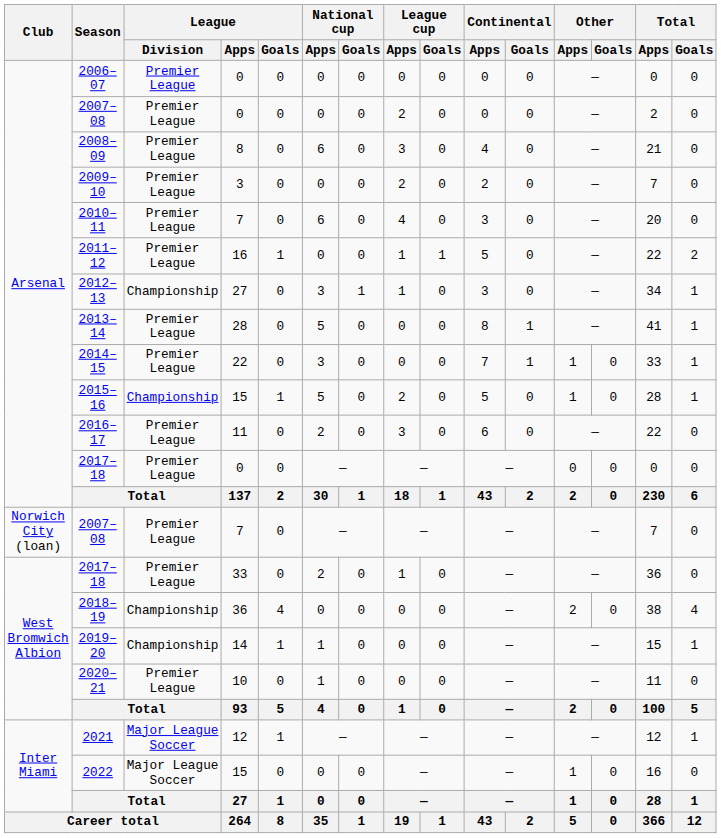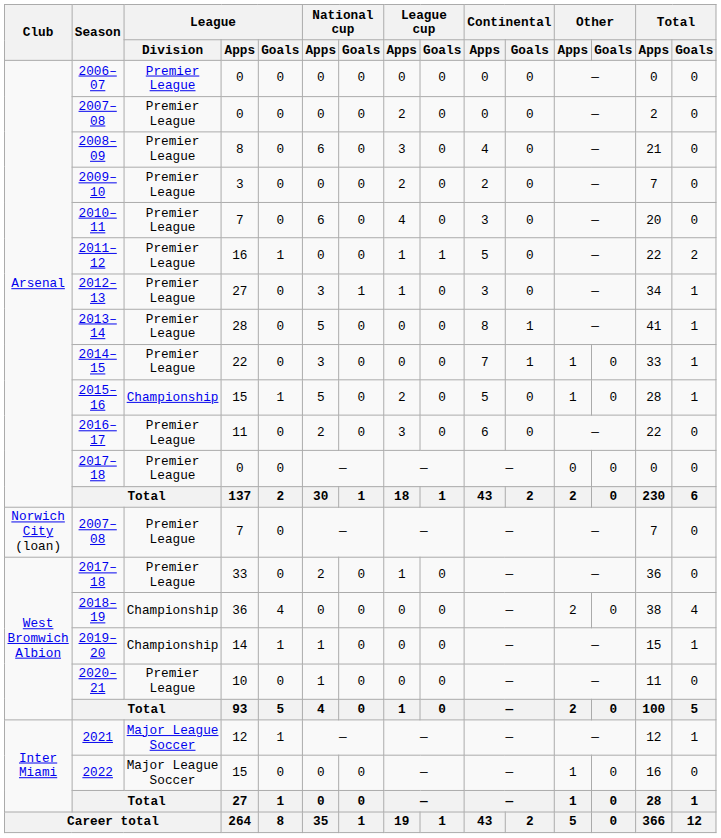(173, 291) Championship -> (173, 291) Premier League
